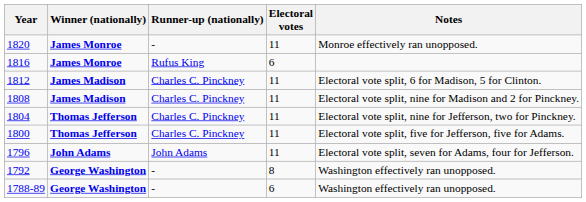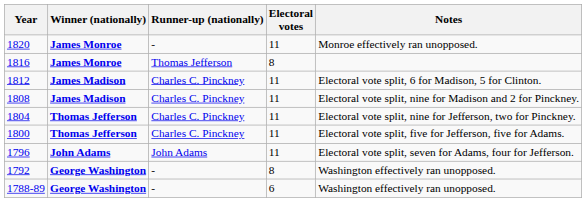(178, 62) Rufus King -> (192, 62) Thomas Jefferson
(272, 62) 6 -> (272, 62) 8
